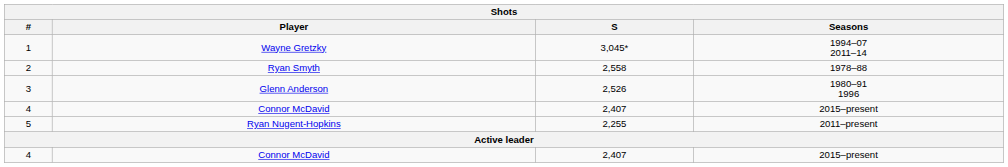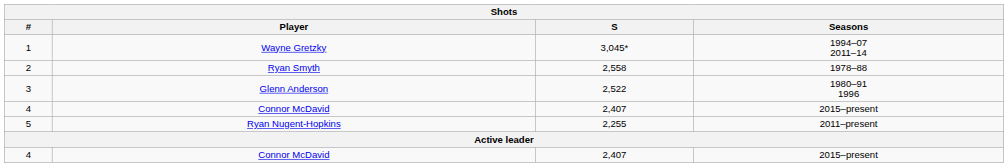(614, 89) 2,526 -> (614, 89) 2,522
